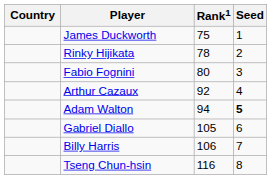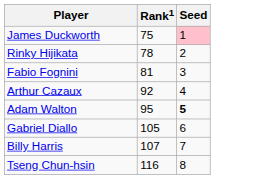- column: (33, 15)
(239, 35) no background -> (183, 35) pink background
(203, 72) 80 -> (147, 72) 81
(203, 109) 94 -> (147, 109) 95
(206, 146) 106 -> (150, 146) 107
